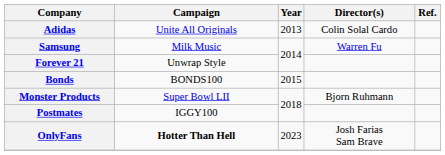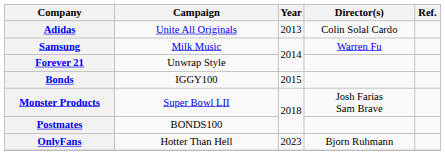(196, 79) BONDS100 -> (196, 79) IGGY100
(359, 96) Bjorn Ruhmann -> (359, 102) Josh Farias Sam Brave
(196, 113) IGGY100 -> (196, 125) BONDS100
(196, 136) bold -> (196, 141) normal
(359, 136) Josh Farias Sam Brave -> (359, 141) Bjorn Ruhmann
